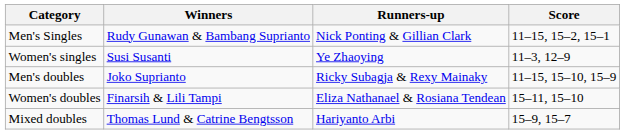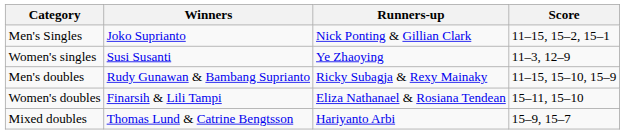(208, 35) Rudy Gunawan & Bambang Suprianto -> (146, 35) Joko Suprianto
(146, 77) Joko Suprianto -> (208, 77) Rudy Gunawan & Bambang Suprianto
